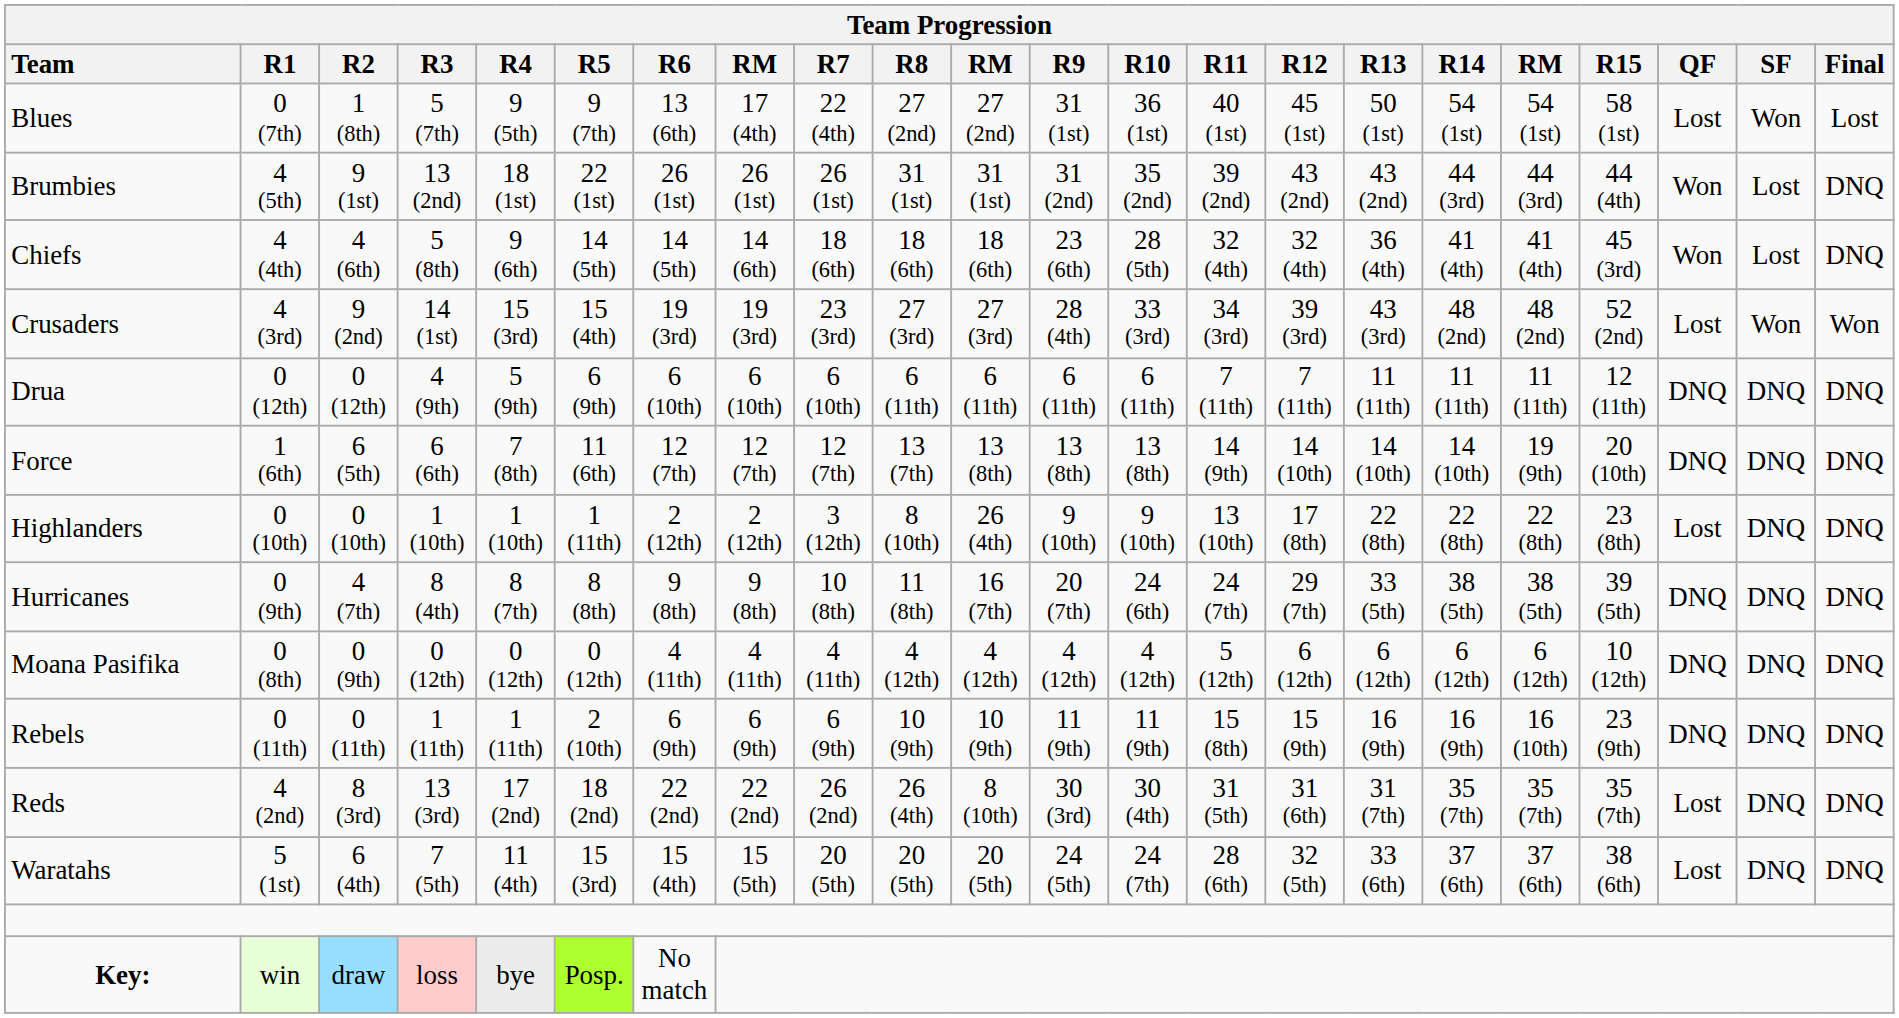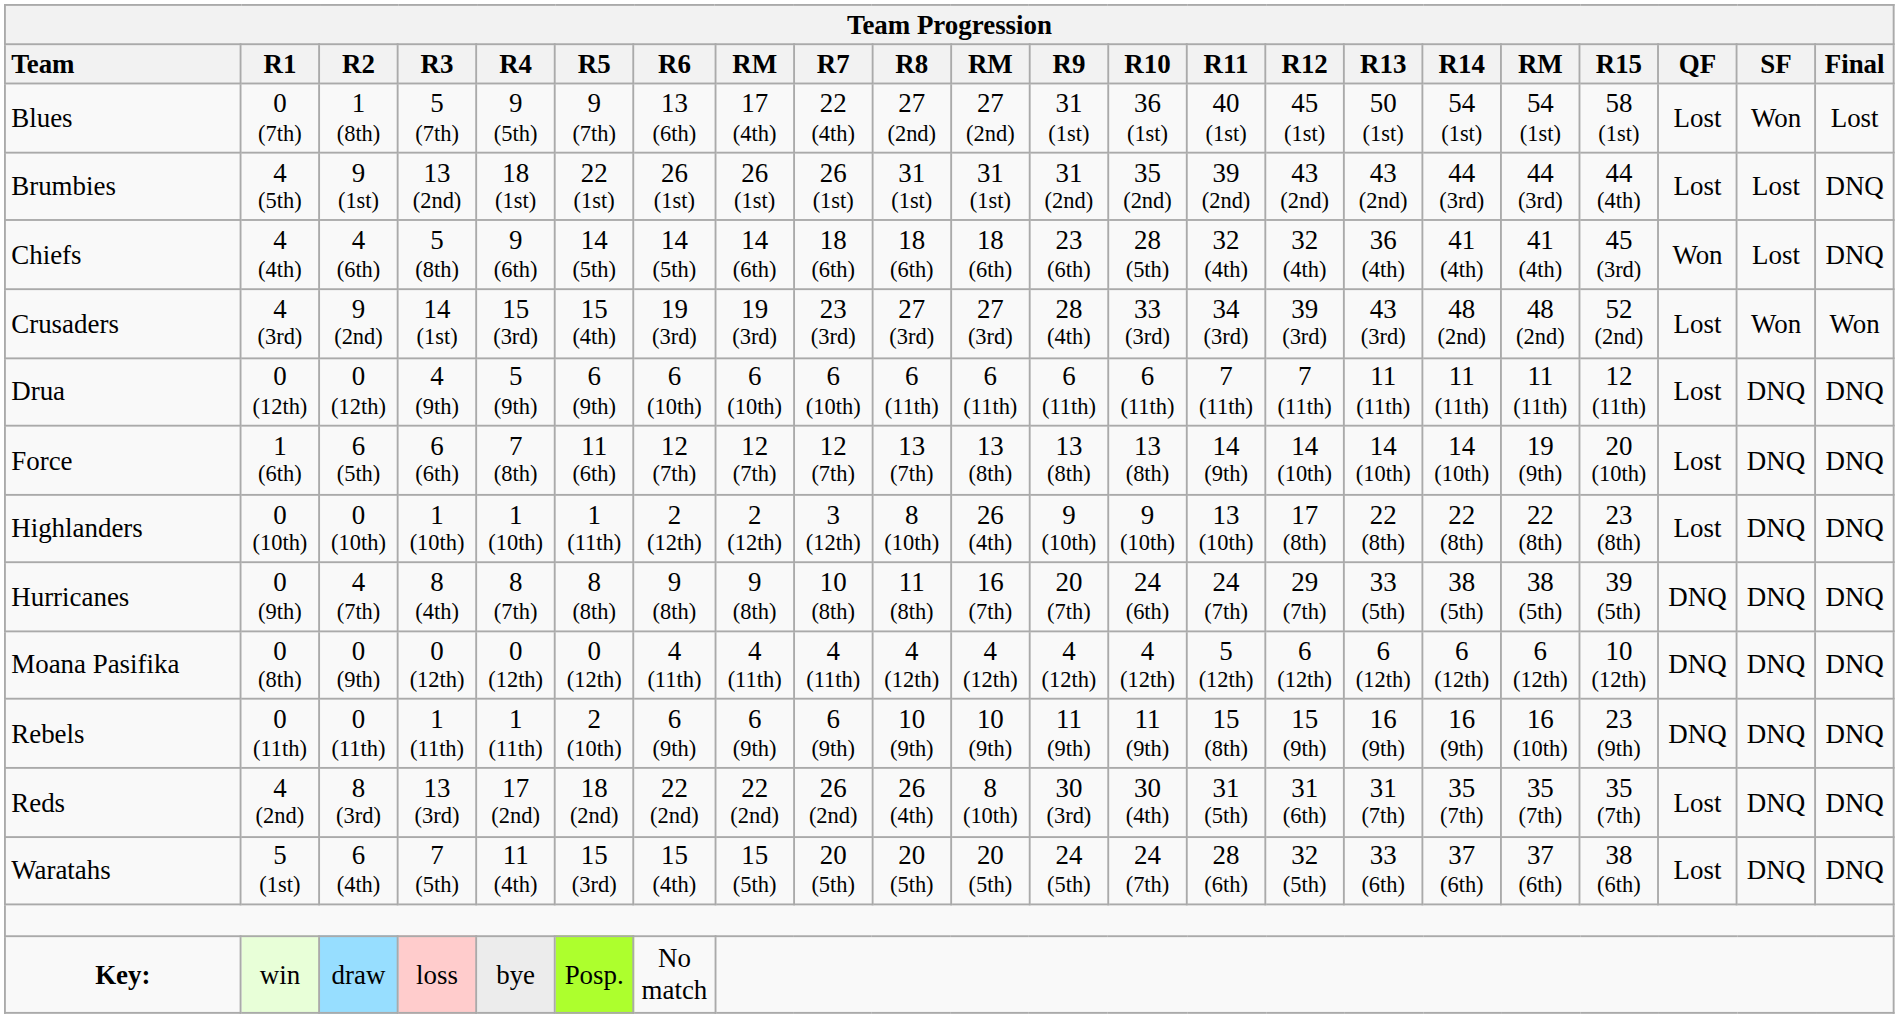(1697, 187) Won -> (1697, 187) Lost
(1697, 392) DNQ -> (1697, 392) Lost
(1697, 460) DNQ -> (1697, 460) Lost
